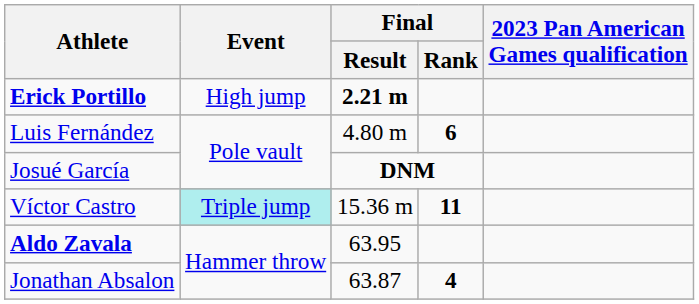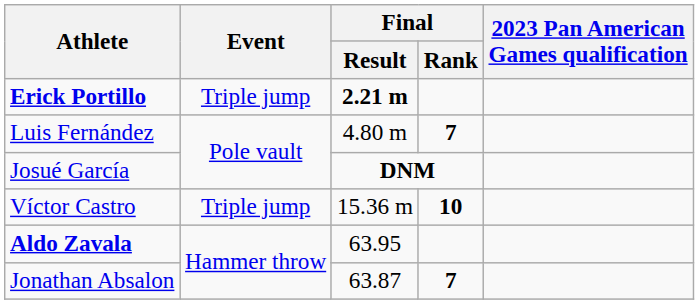(256, 96) High jump -> (256, 96) Triple jump
(451, 133) 6 -> (451, 133) 7
(256, 206) paleturquoise background -> (256, 206) no background
(451, 206) 11 -> (451, 206) 10
(451, 280) 4 -> (451, 280) 7
